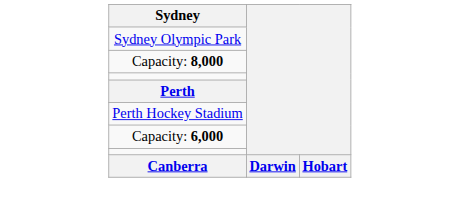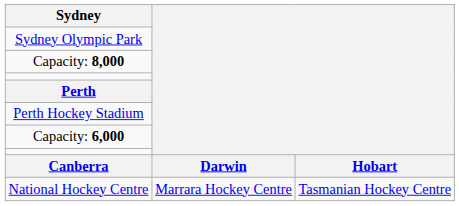+ row: (79, 189)
